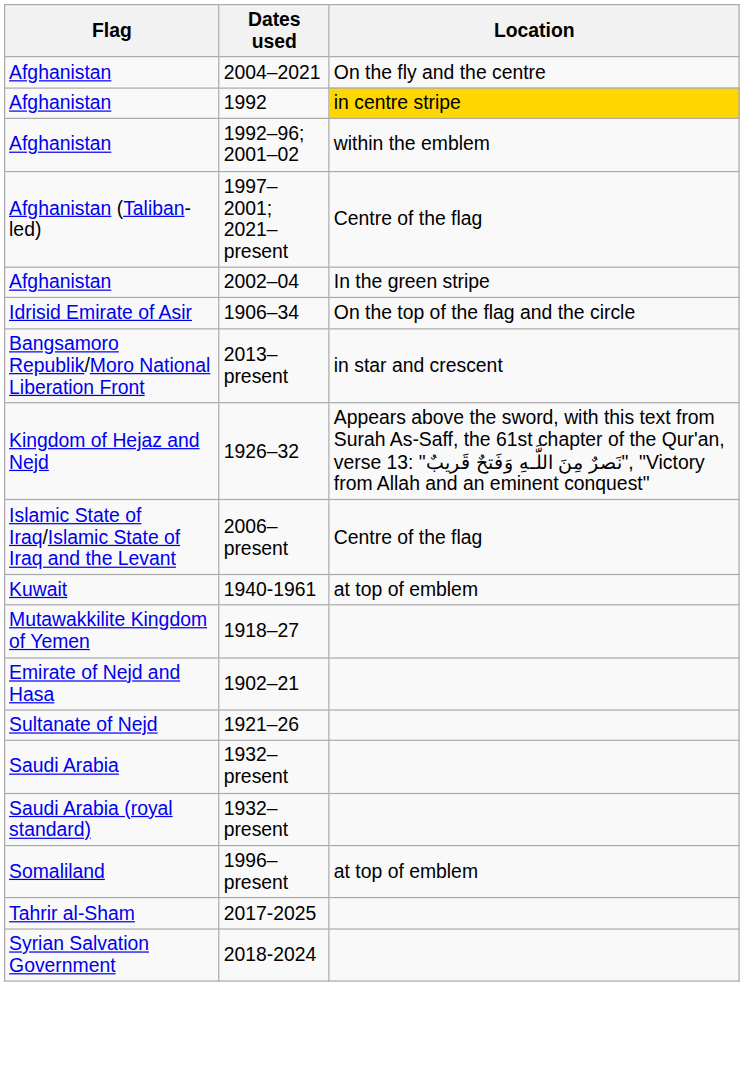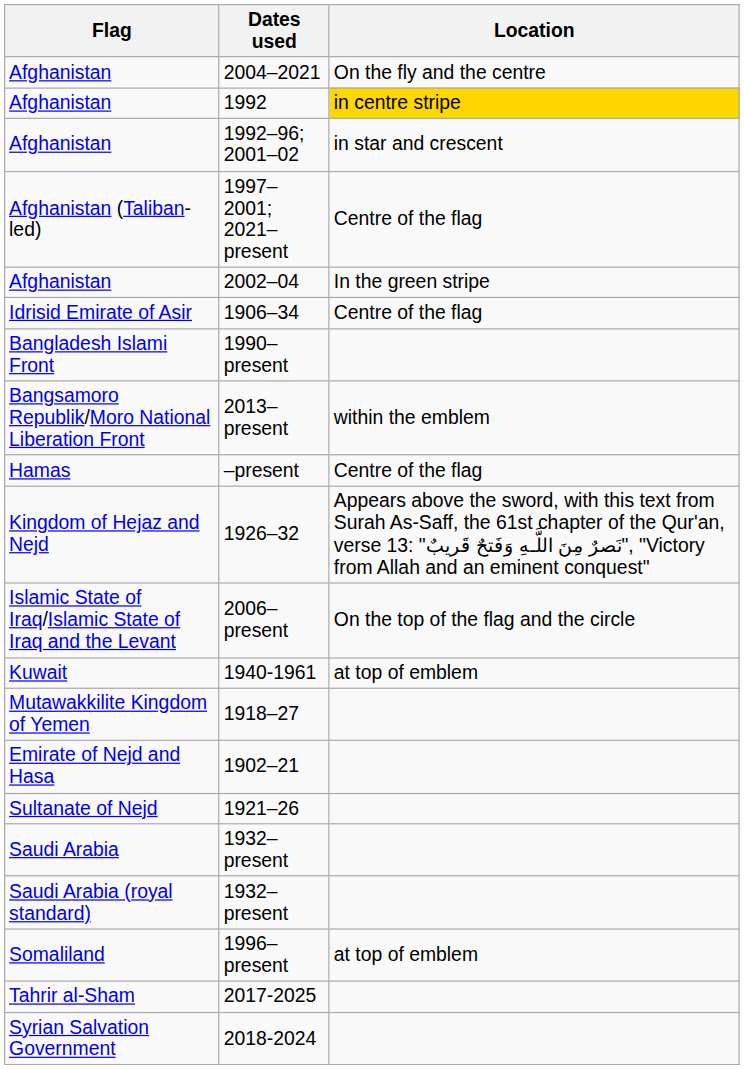(412, 144) within the emblem -> (418, 144) in star and crescent
(484, 312) On the top of the flag and the circle -> (408, 312) Centre of the flag
+ row: (88, 354)
(418, 365) in star and crescent -> (412, 417) within the emblem
+ row: (40, 470)
(408, 536) Centre of the flag -> (484, 620) On the top of the flag and the circle
